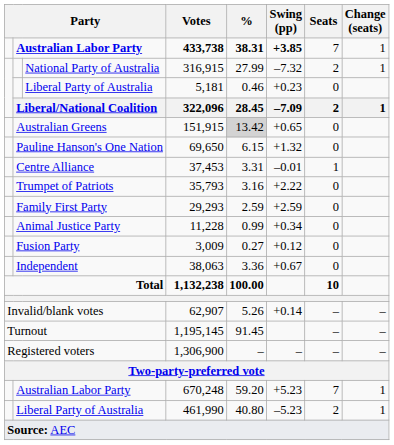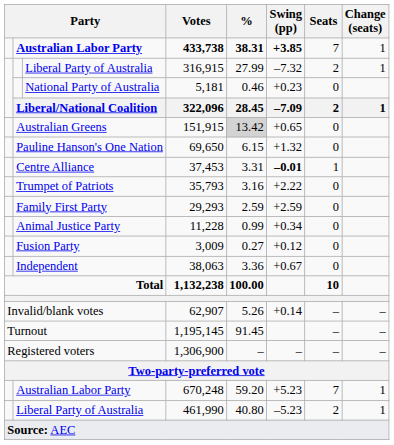(92, 68) National Party of Australia -> (89, 68) Liberal Party of Australia
(89, 87) Liberal Party of Australia -> (92, 87) National Party of Australia
(288, 166) normal -> (288, 166) bold
